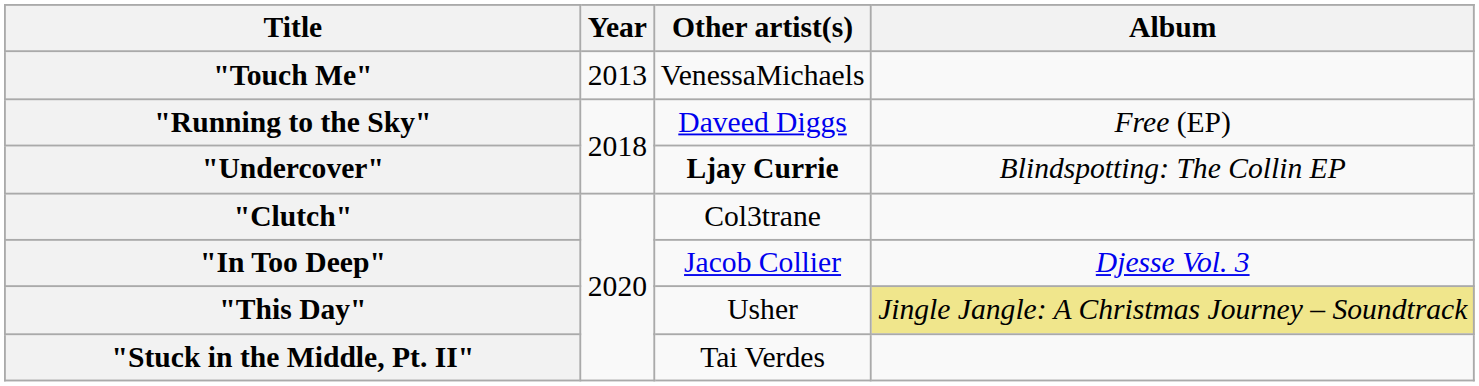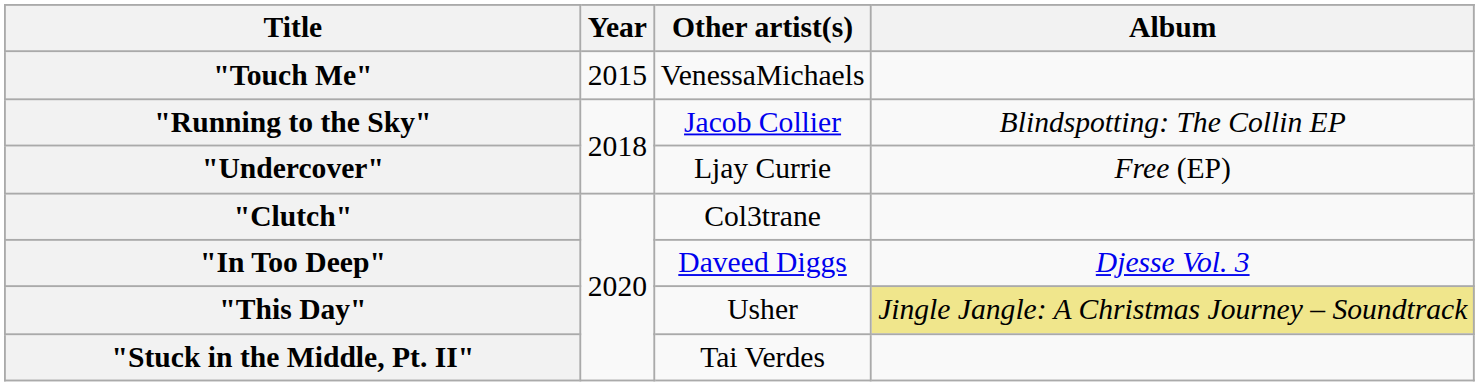(617, 74) 2013 -> (617, 74) 2015
(763, 121) Daveed Diggs -> (763, 121) Jacob Collier
(1173, 121) Free (EP) -> (1173, 121) Blindspotting: The Collin EP
(763, 168) bold -> (763, 168) normal
(1173, 168) Blindspotting: The Collin EP -> (1173, 168) Free (EP)
(763, 262) Jacob Collier -> (763, 262) Daveed Diggs
